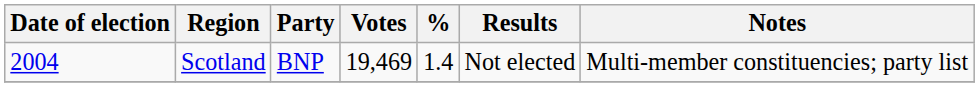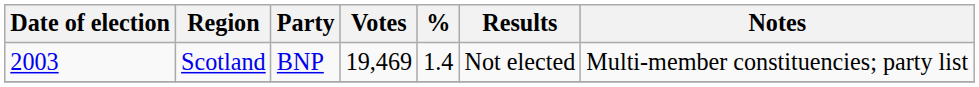(34, 61) 2004 -> (34, 61) 2003
